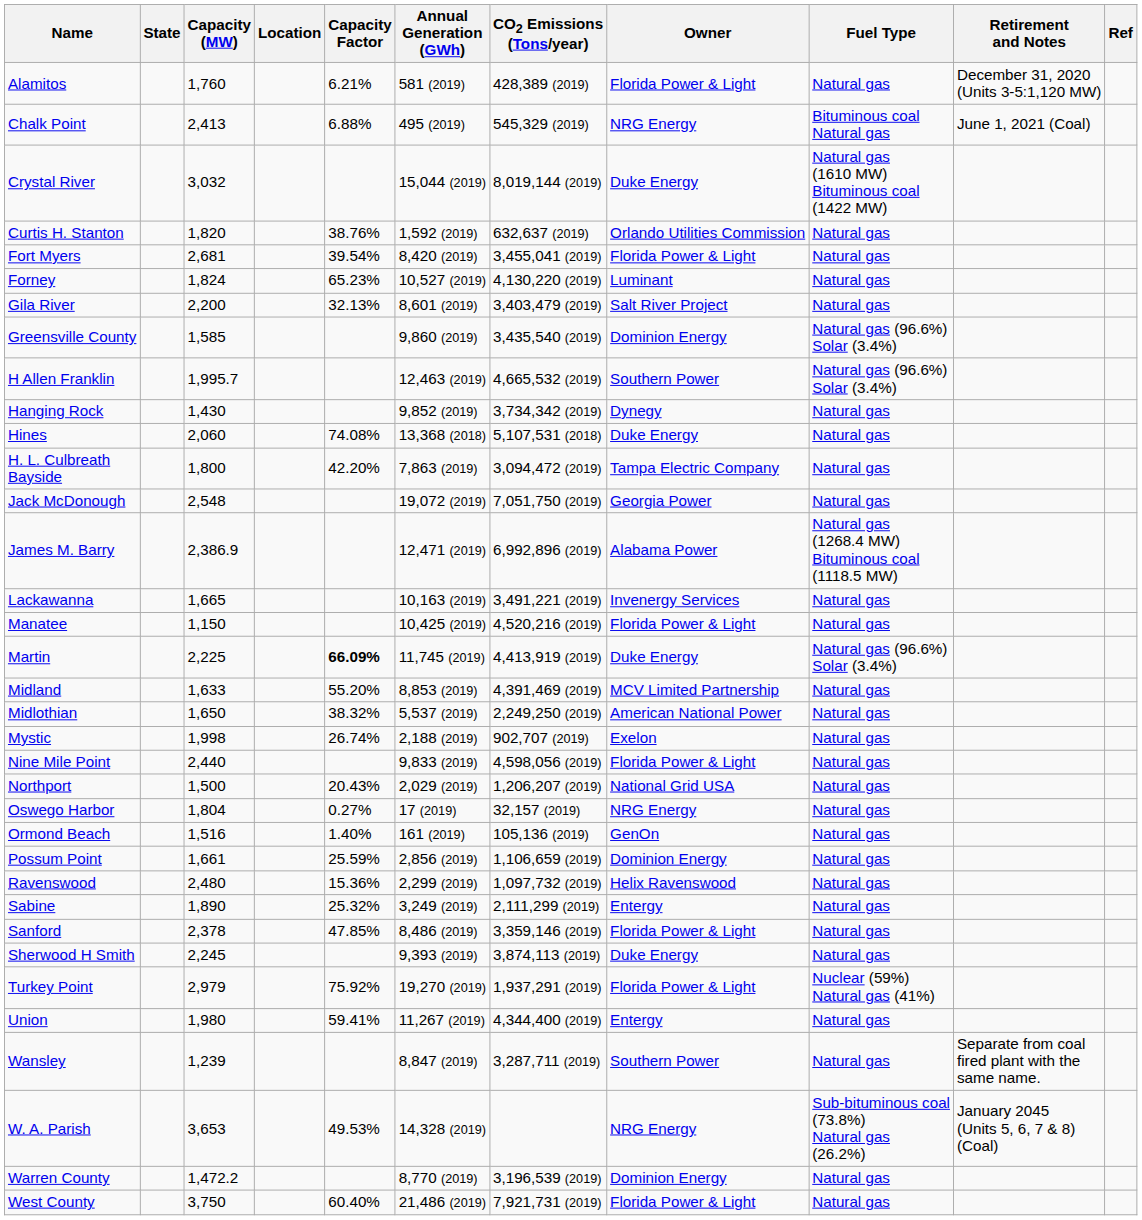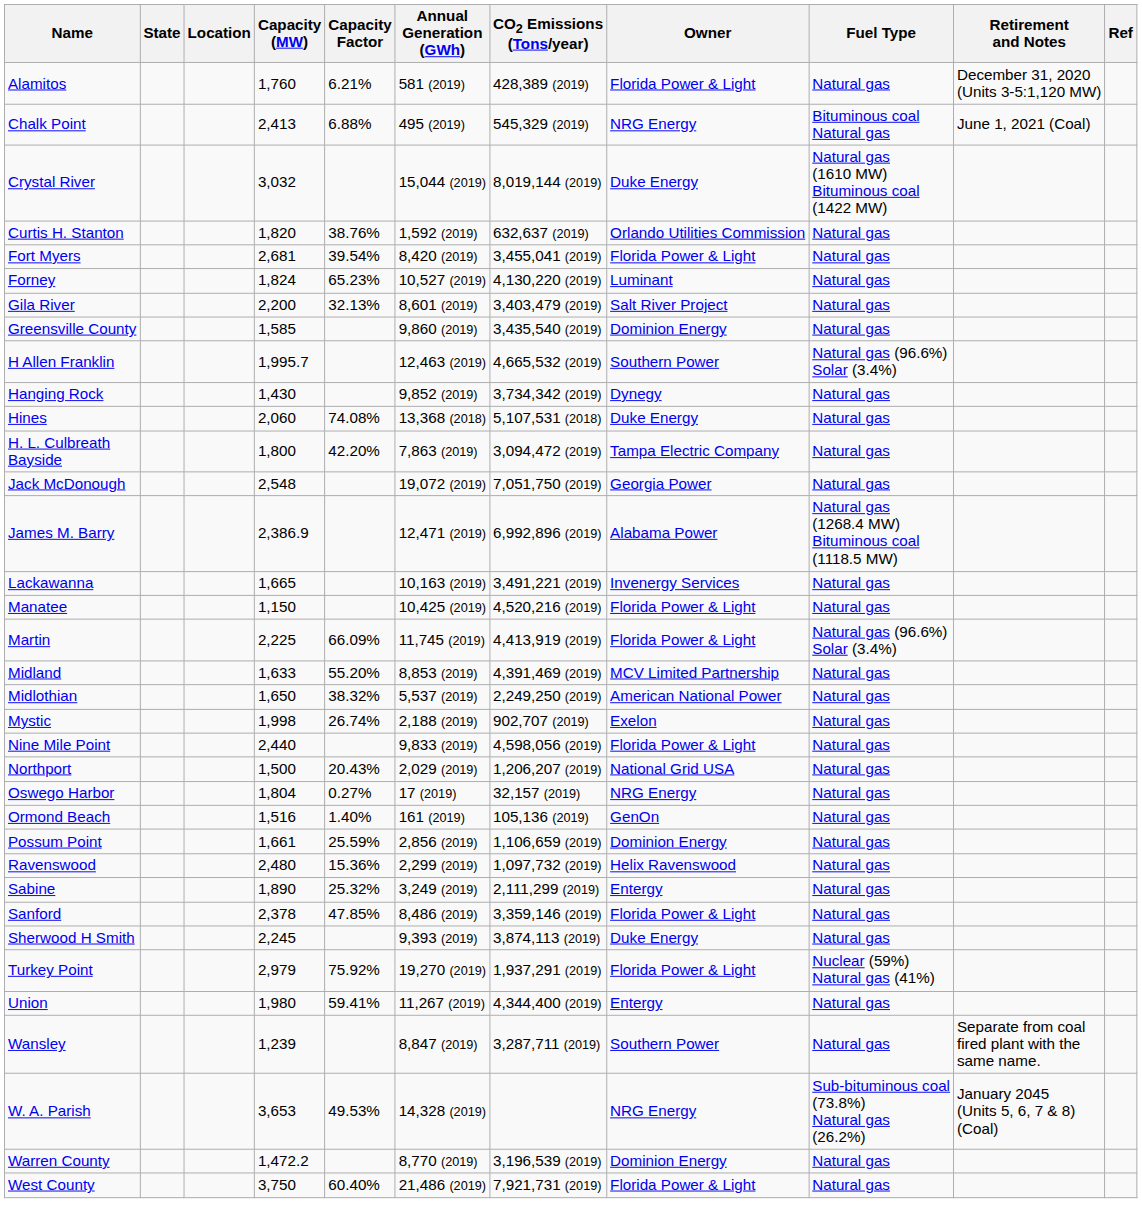columns swapped: (290, 33) <-> (219, 33)
(880, 337) Natural gas (96.6%) Solar (3.4%) -> (851, 329) Natural gas
(354, 657) bold -> (354, 640) normal
(654, 657) Duke Energy -> (683, 640) Florida Power & Light
